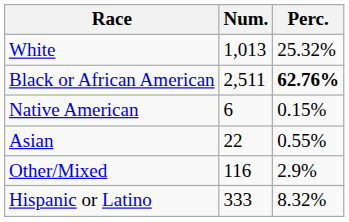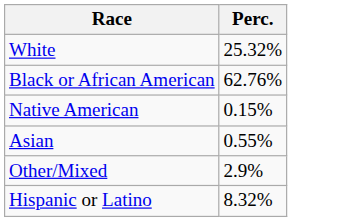- column: (246, 19)
(308, 79) bold -> (253, 79) normal
